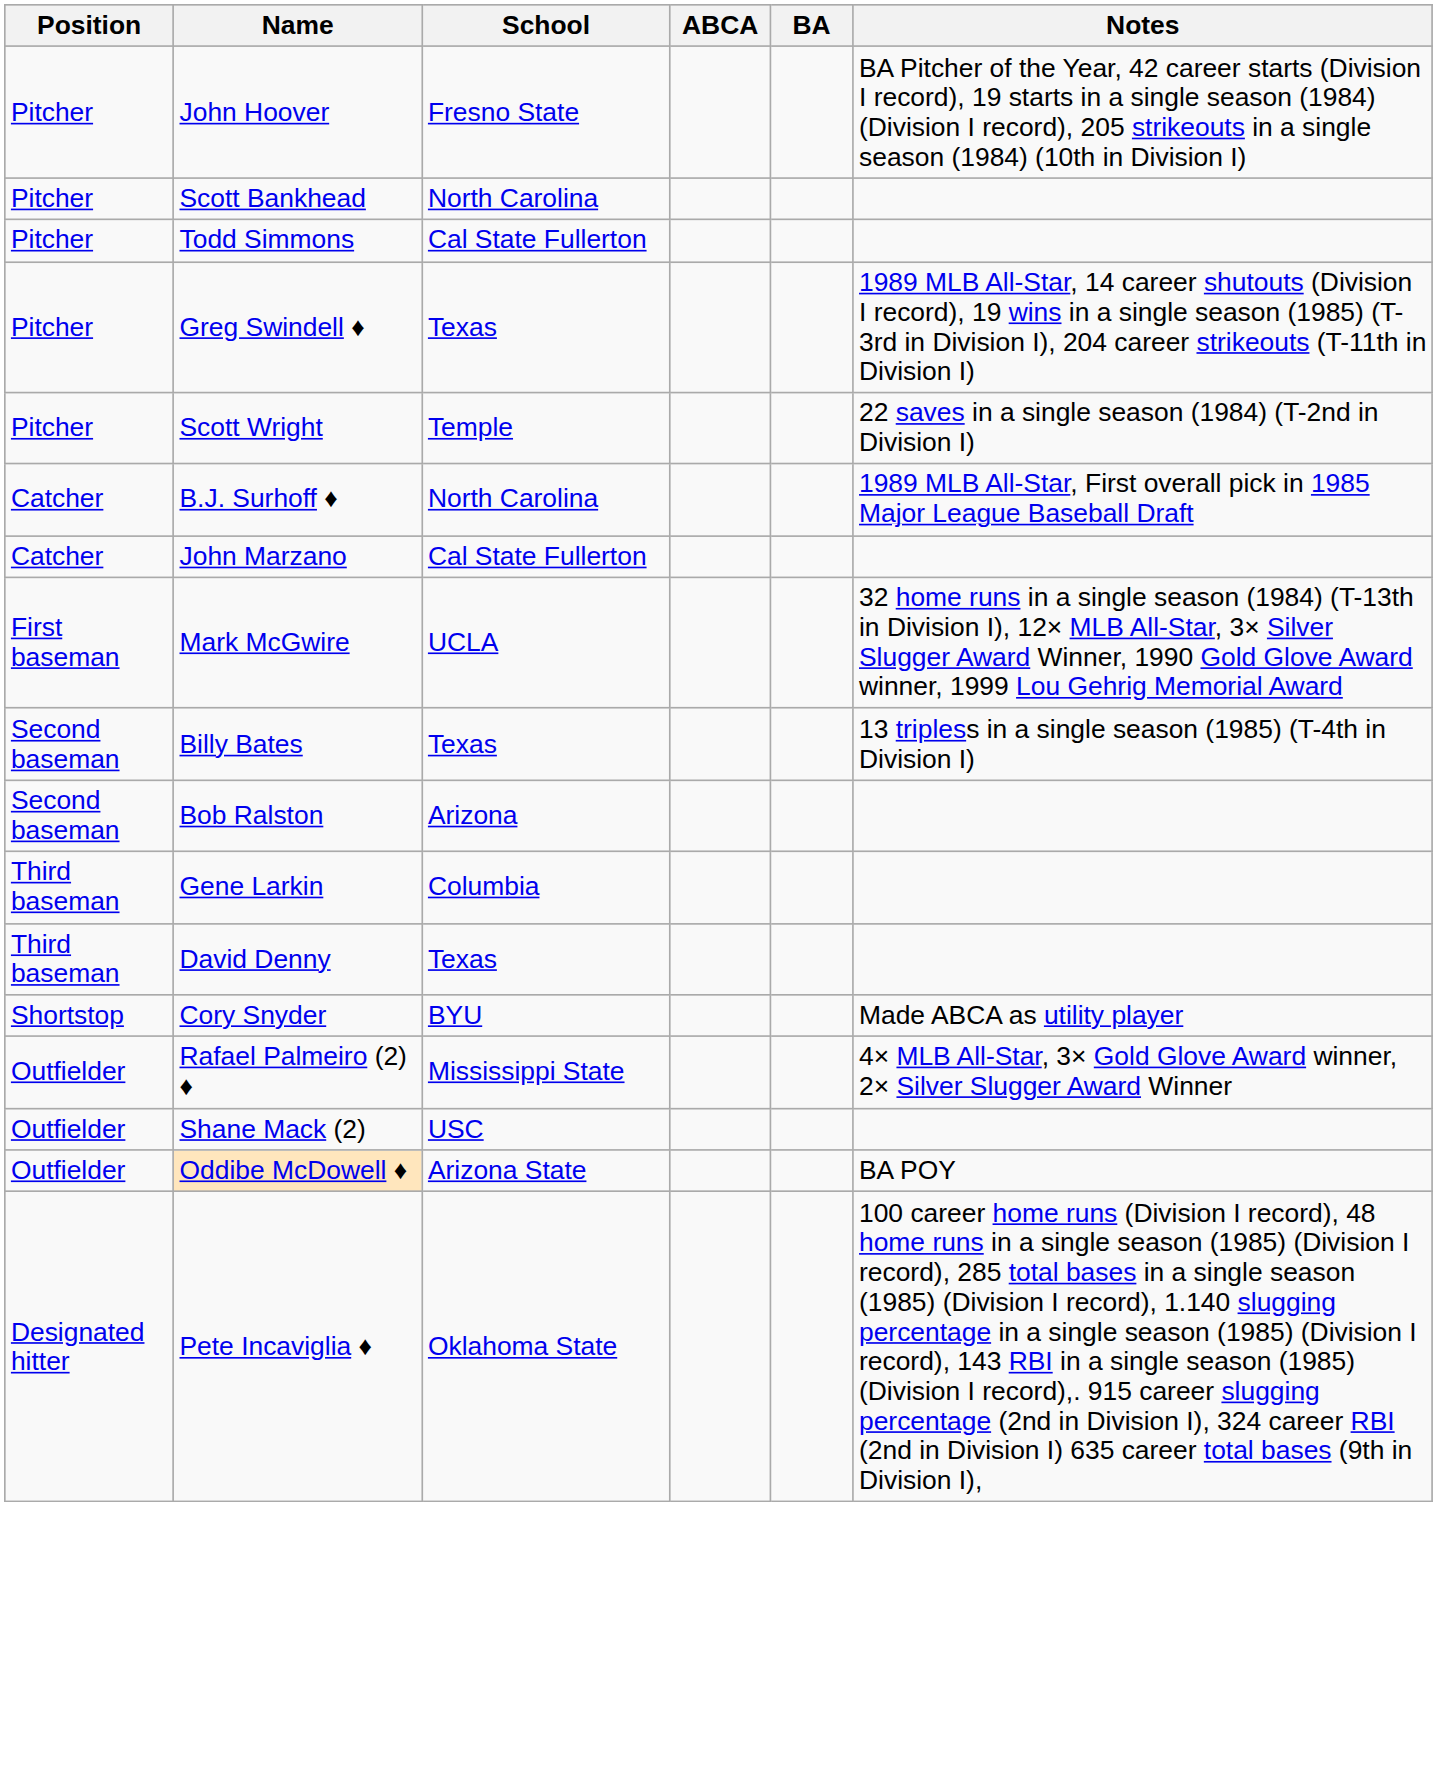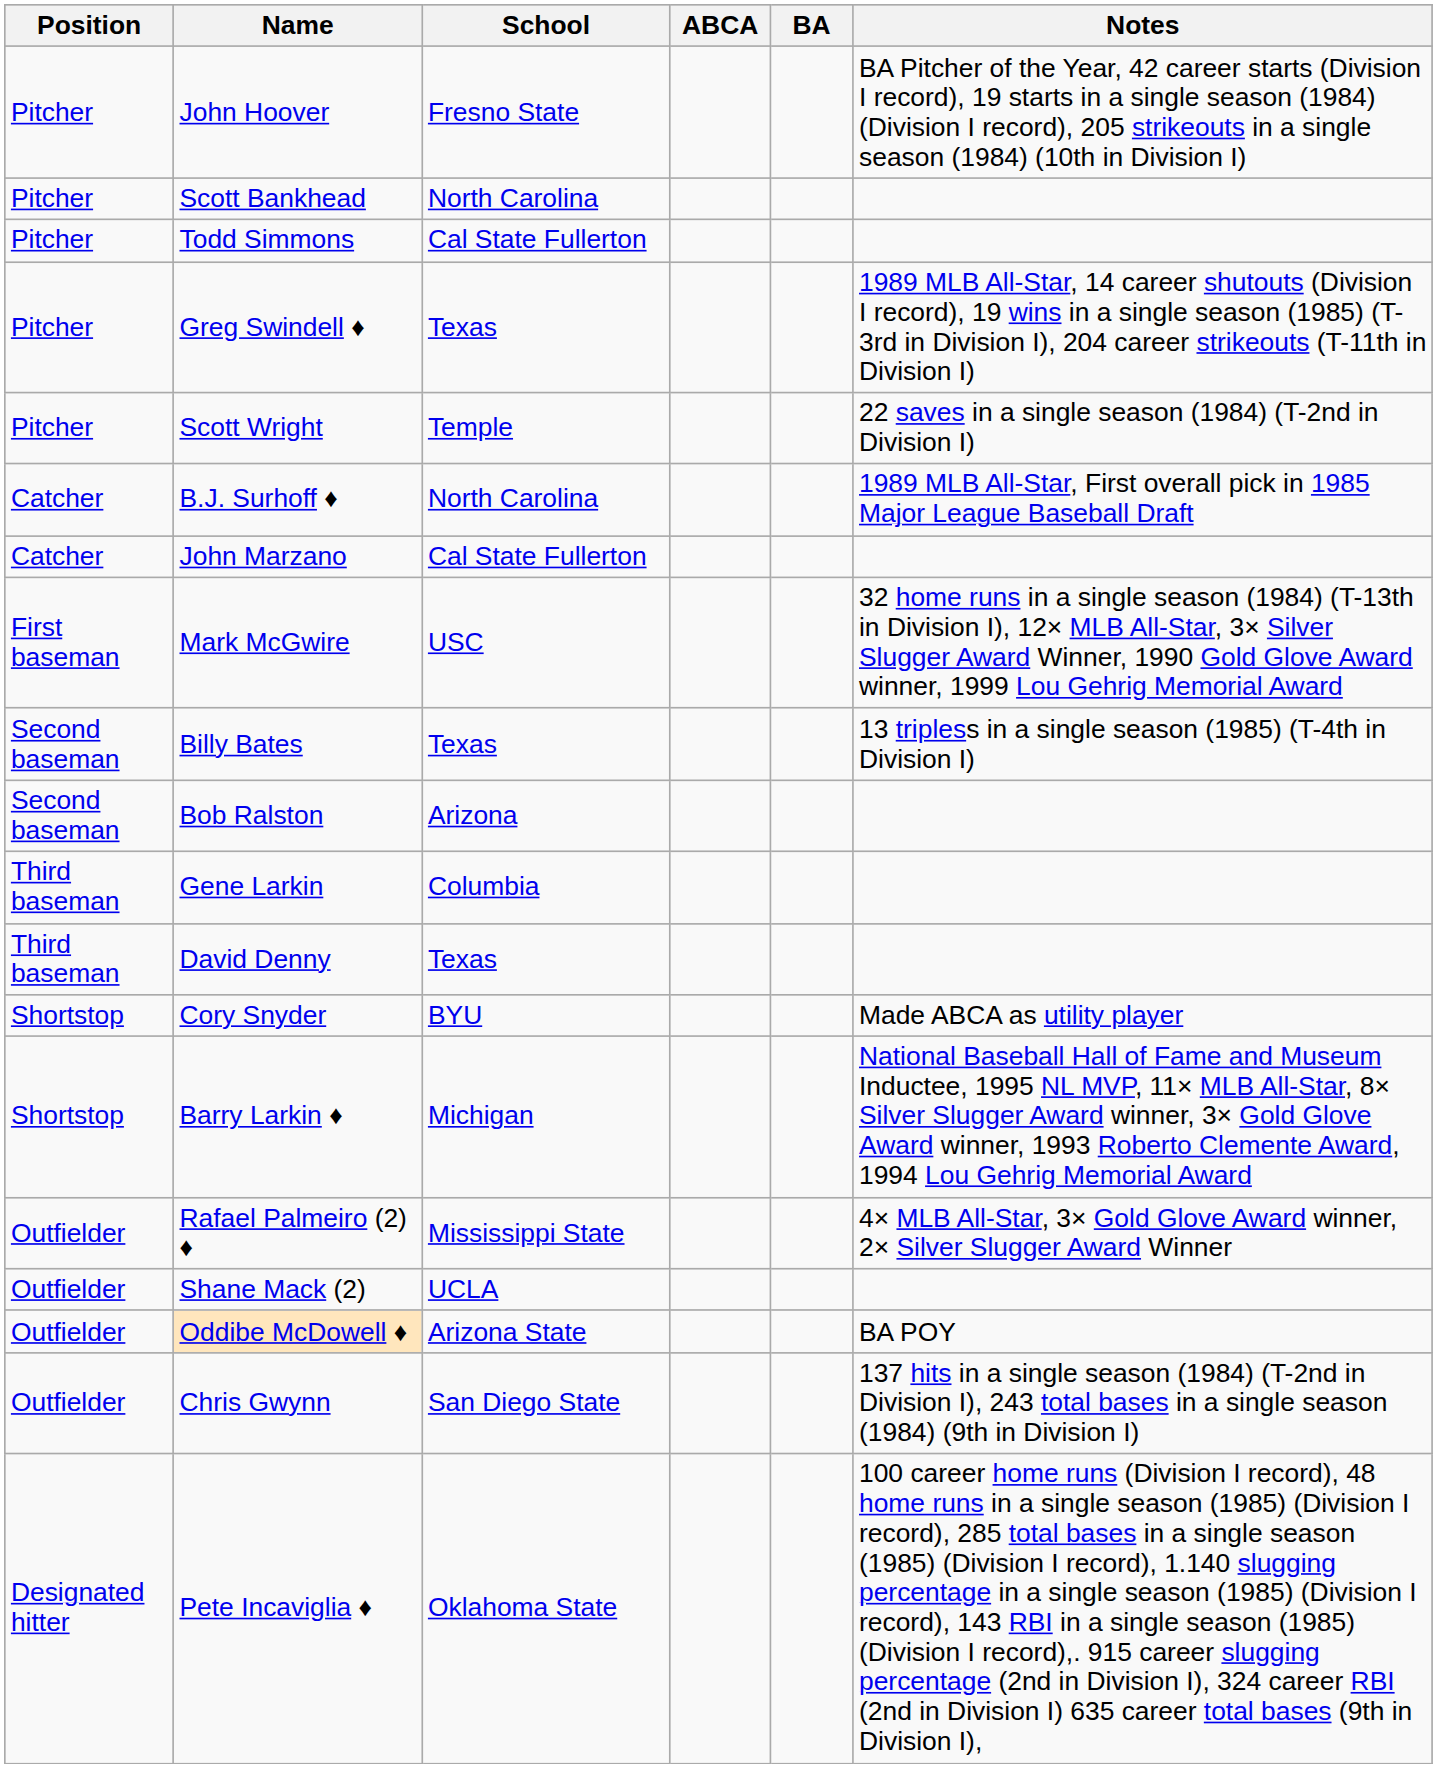(463, 642) UCLA -> (456, 642) USC
+ row: (261, 1116)
(456, 1128) USC -> (463, 1289) UCLA
+ row: (255, 1402)
